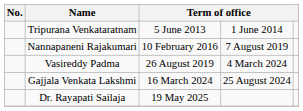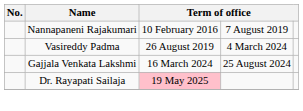- row: (82, 30)
(180, 98) no background -> (180, 81) pink background
